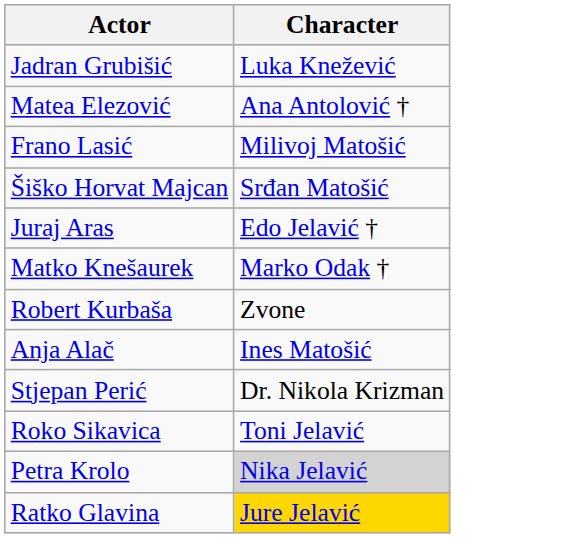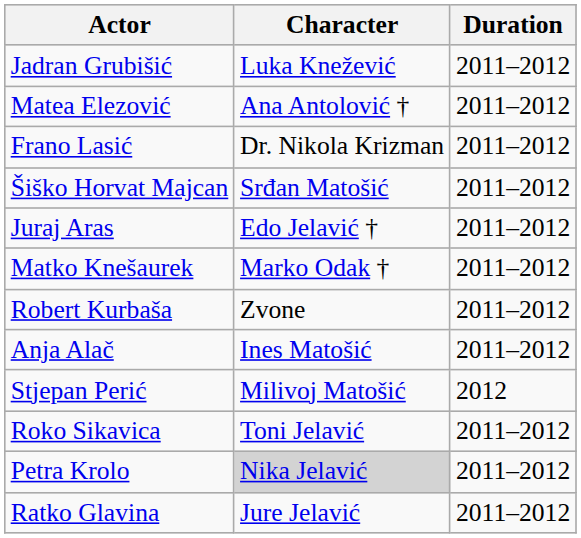+ column: (513, 24)
(323, 146) Milivoj Matošić -> (342, 146) Dr. Nikola Krizman
(342, 390) Dr. Nikola Krizman -> (323, 390) Milivoj Matošić
(300, 512) gold background -> (300, 512) no background
